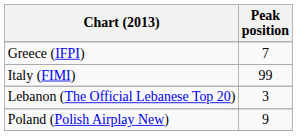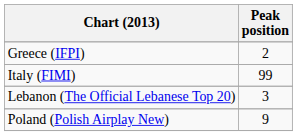(265, 53) 7 -> (265, 53) 2
